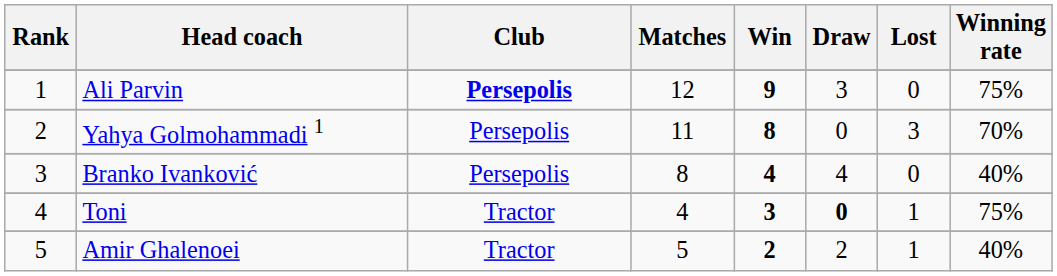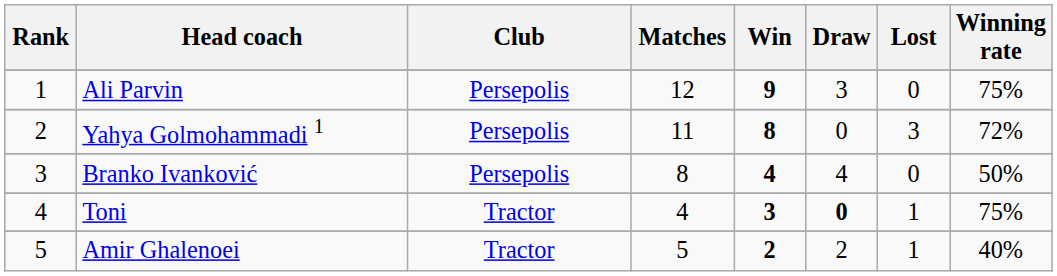(519, 89) bold -> (519, 89) normal
(1001, 131) 70% -> (1001, 131) 72%
(1001, 173) 40% -> (1001, 173) 50%
